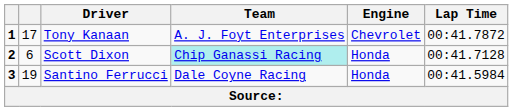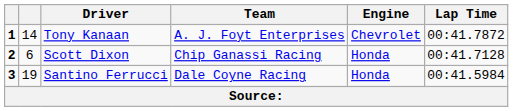(30, 35) 17 -> (30, 35) 14
(248, 56) paleturquoise background -> (248, 56) no background
